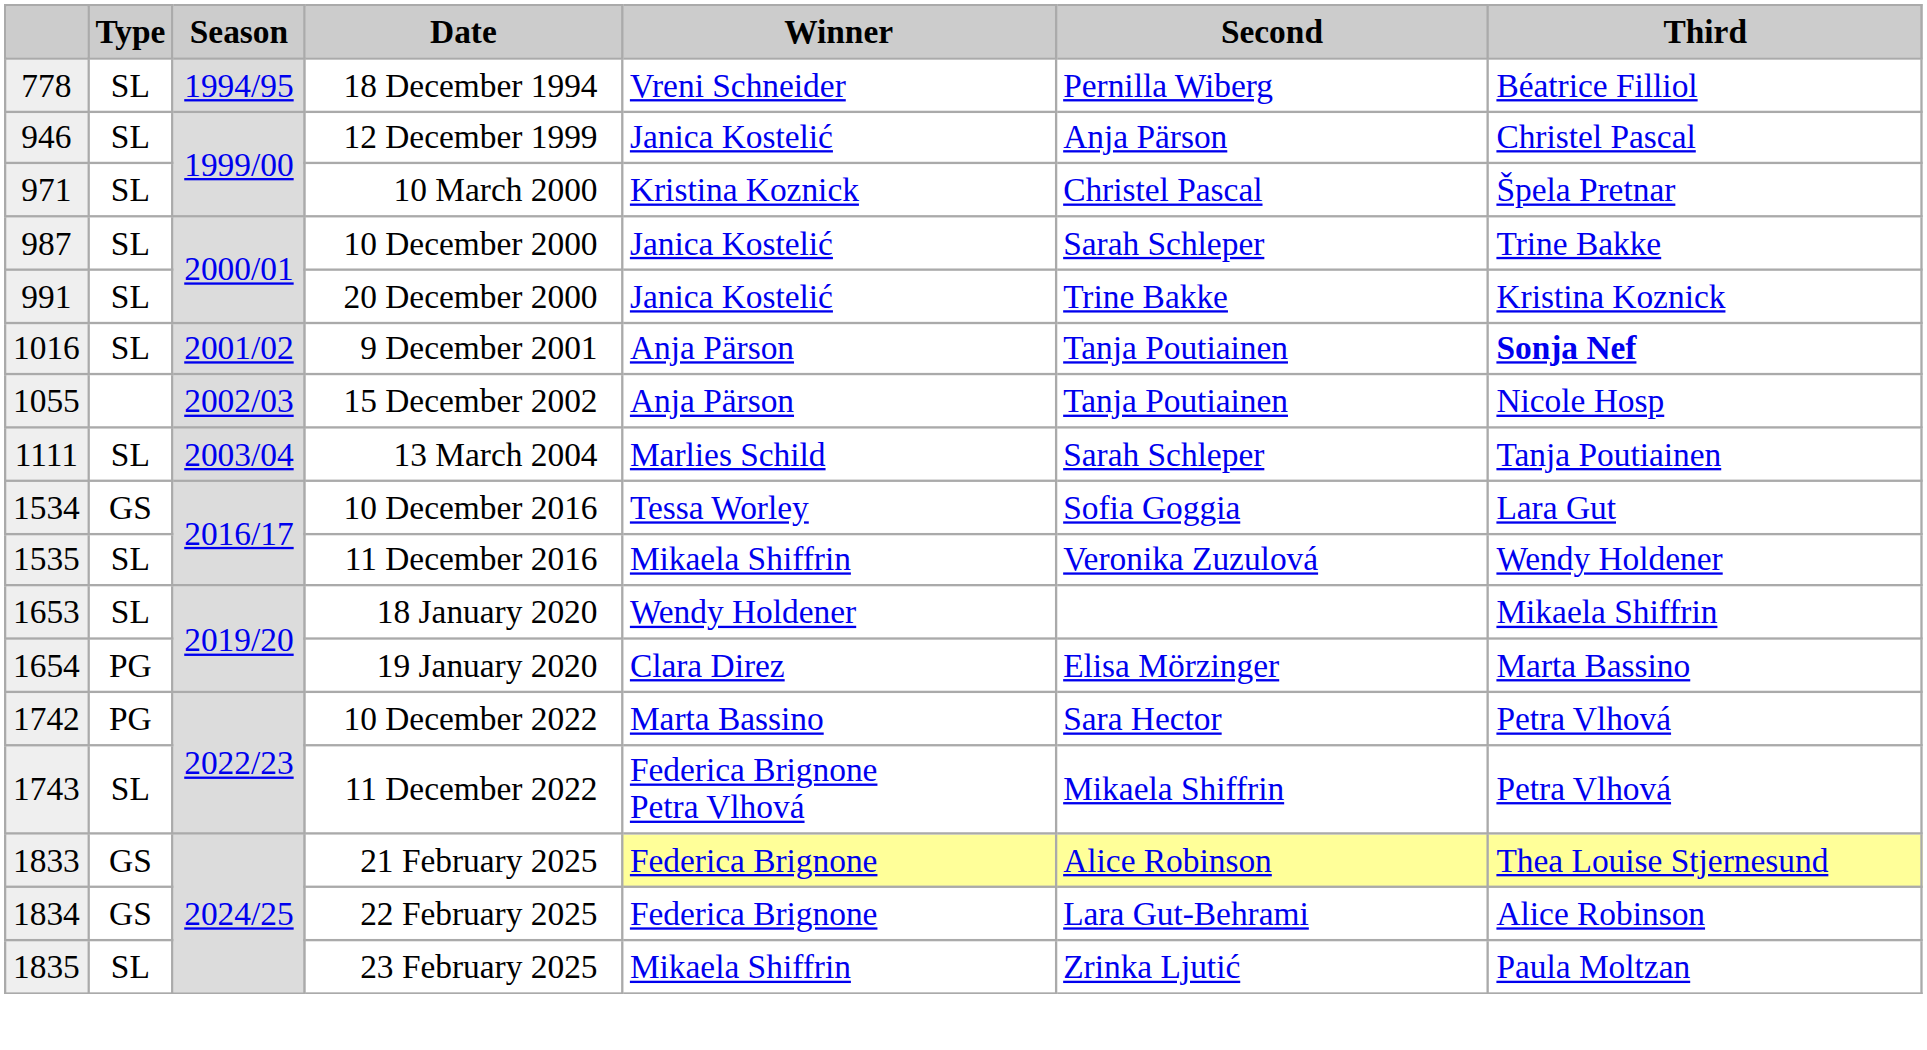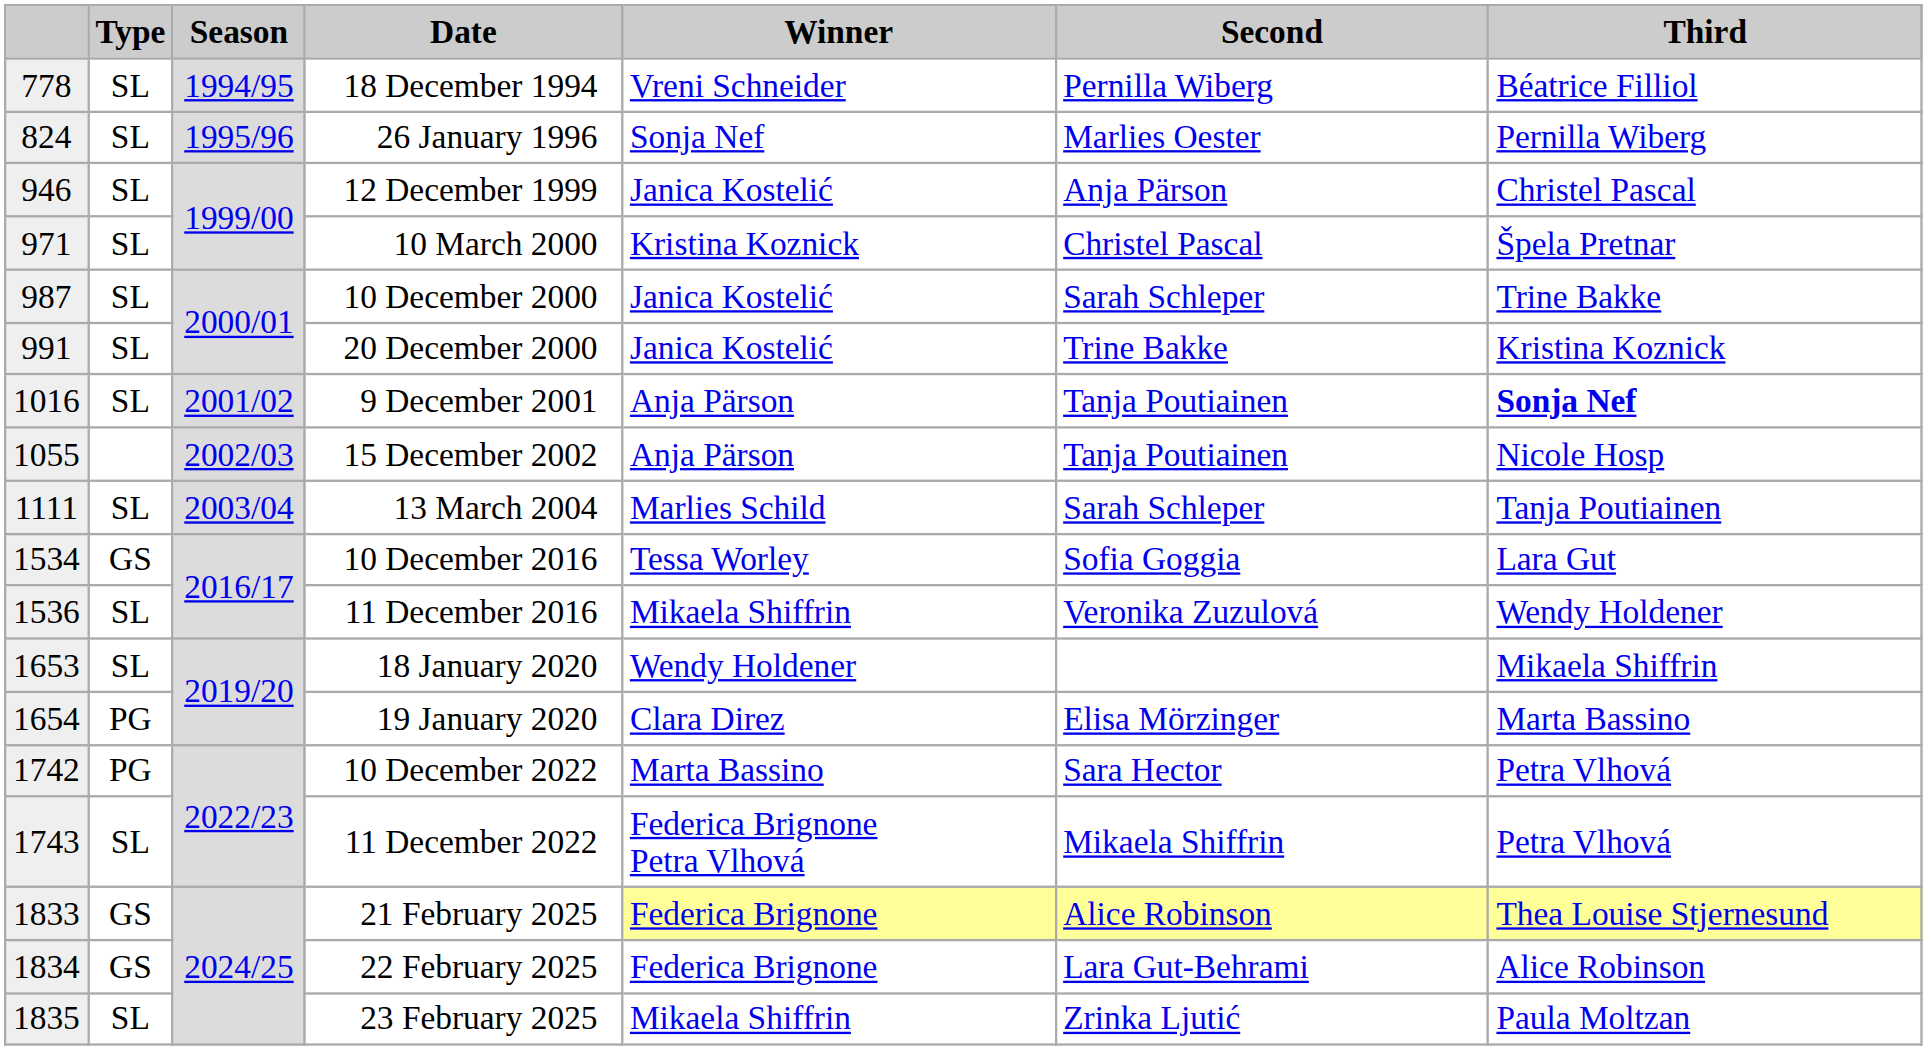+ row: (496, 138)
(46, 560) 1535 -> (46, 613) 1536
